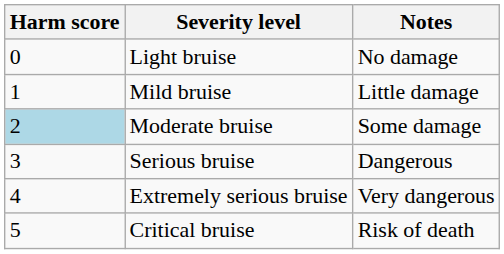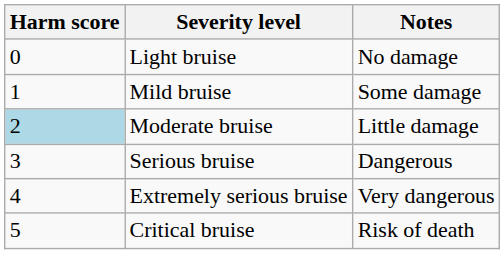(418, 91) Little damage -> (419, 91) Some damage
(419, 126) Some damage -> (418, 126) Little damage
